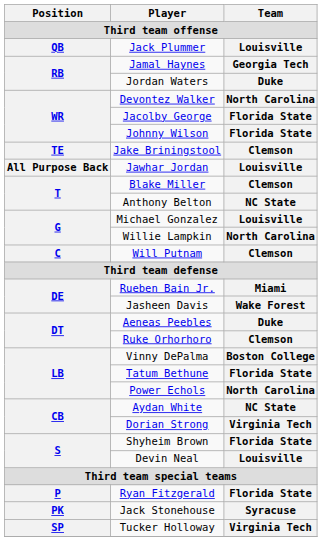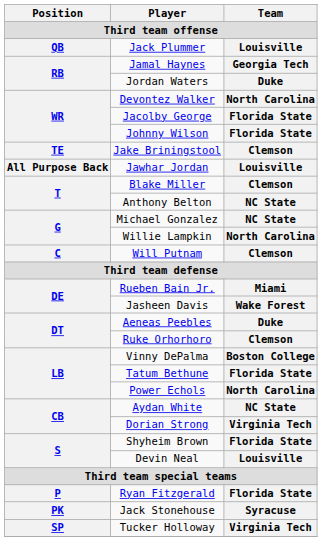(271, 219) Louisville -> (271, 219) NC State
